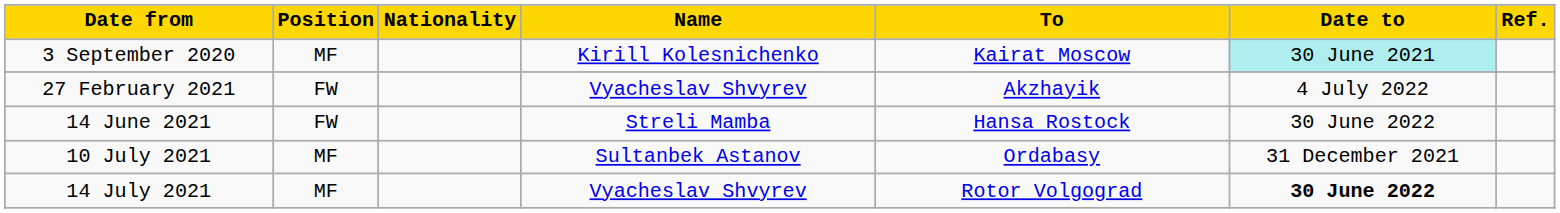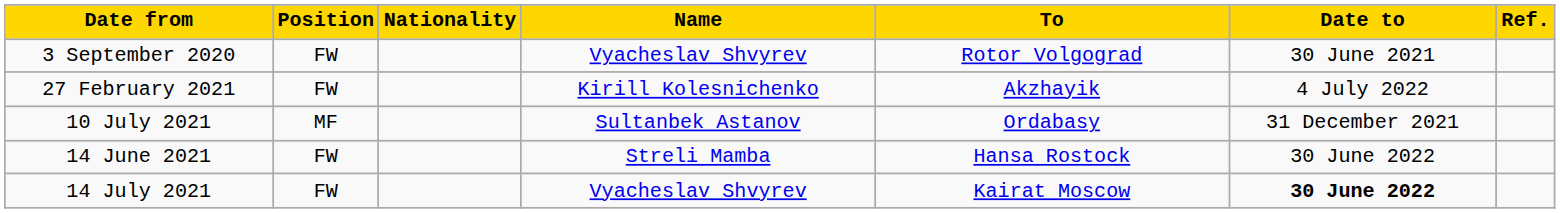(326, 55) MF -> (326, 55) FW
(698, 55) Kirill Kolesnichenko -> (698, 55) Vyacheslav Shvyrev
(1052, 55) Kairat Moscow -> (1052, 55) Rotor Volgograd
(1363, 55) paleturquoise background -> (1363, 55) no background
(698, 89) Vyacheslav Shvyrev -> (698, 89) Kirill Kolesnichenko
rows swapped: (139, 123) <-> (139, 157)
(326, 190) MF -> (326, 190) FW
(1052, 190) Rotor Volgograd -> (1052, 190) Kairat Moscow
